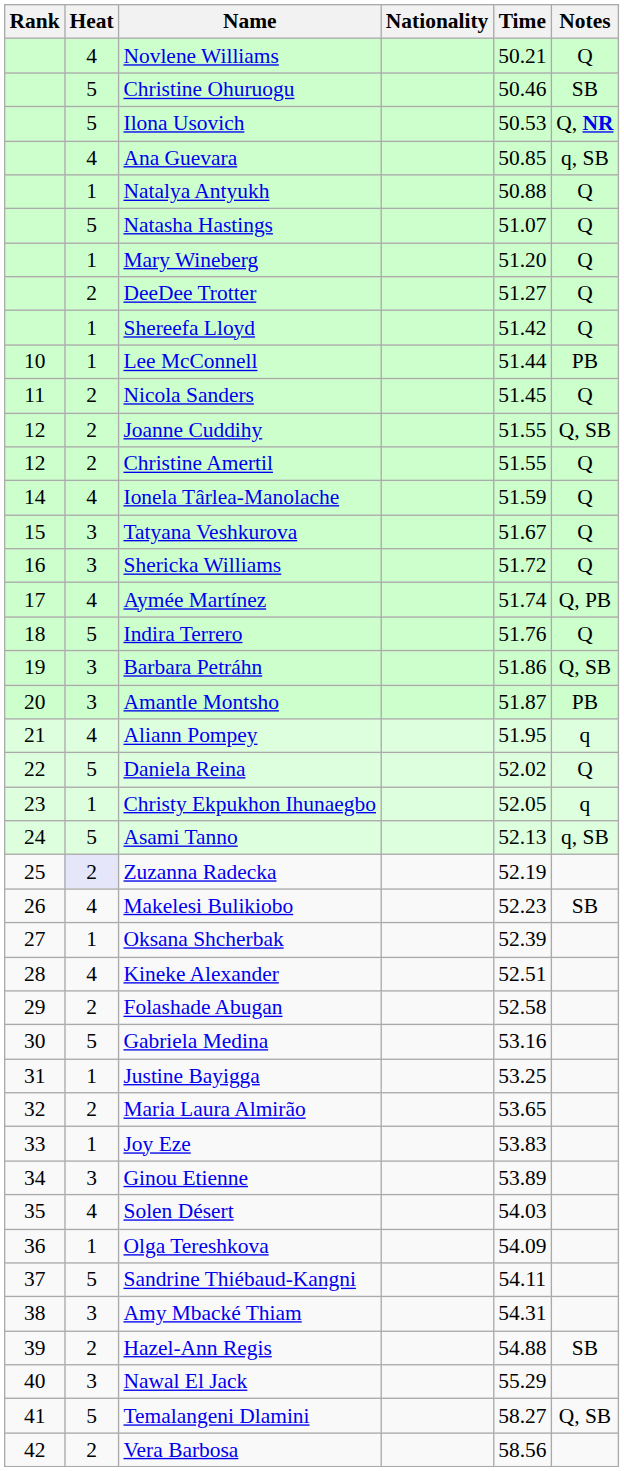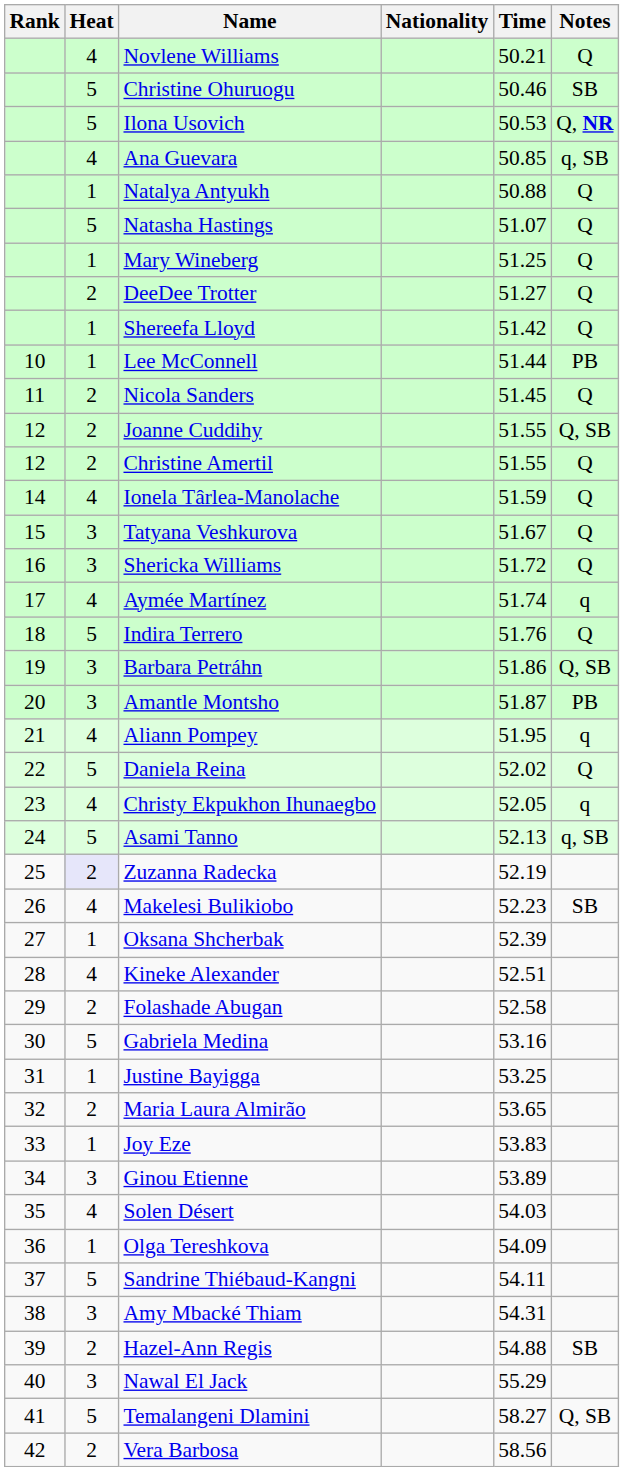(522, 259) 51.20 -> (522, 259) 51.25
(585, 599) Q, PB -> (585, 599) q
(92, 803) 1 -> (92, 803) 4
